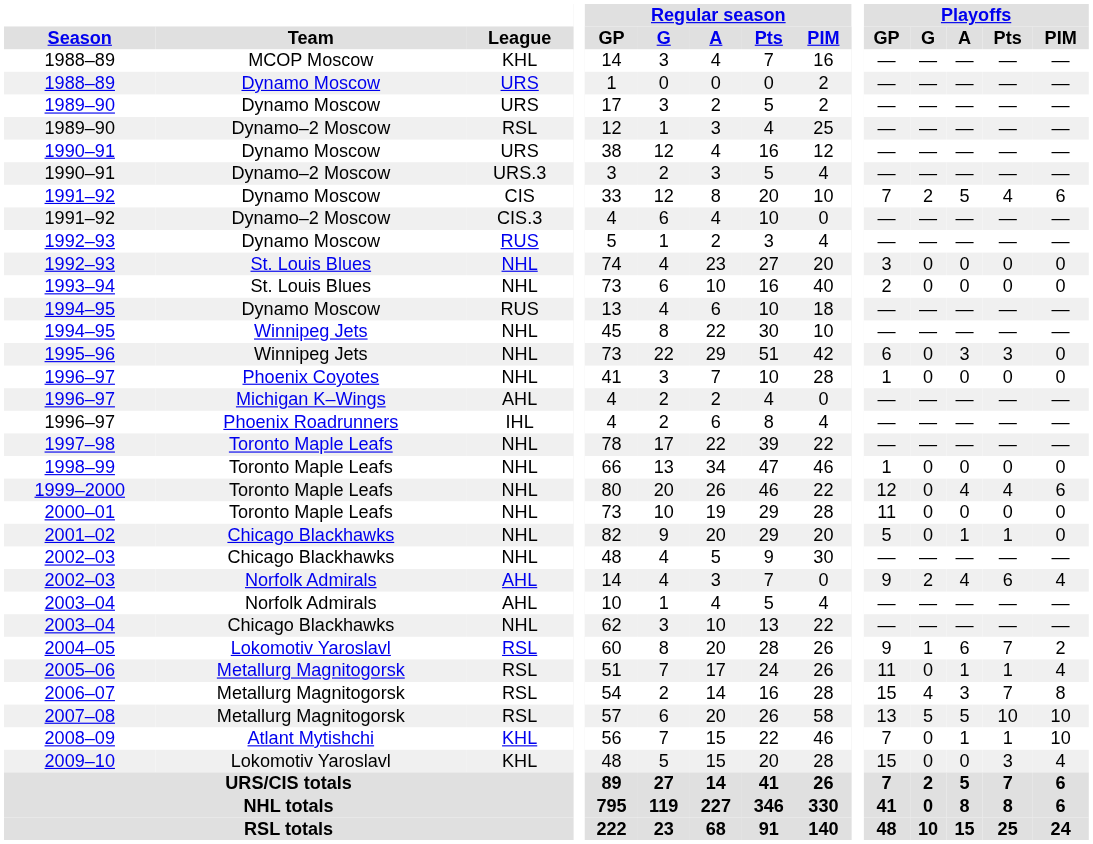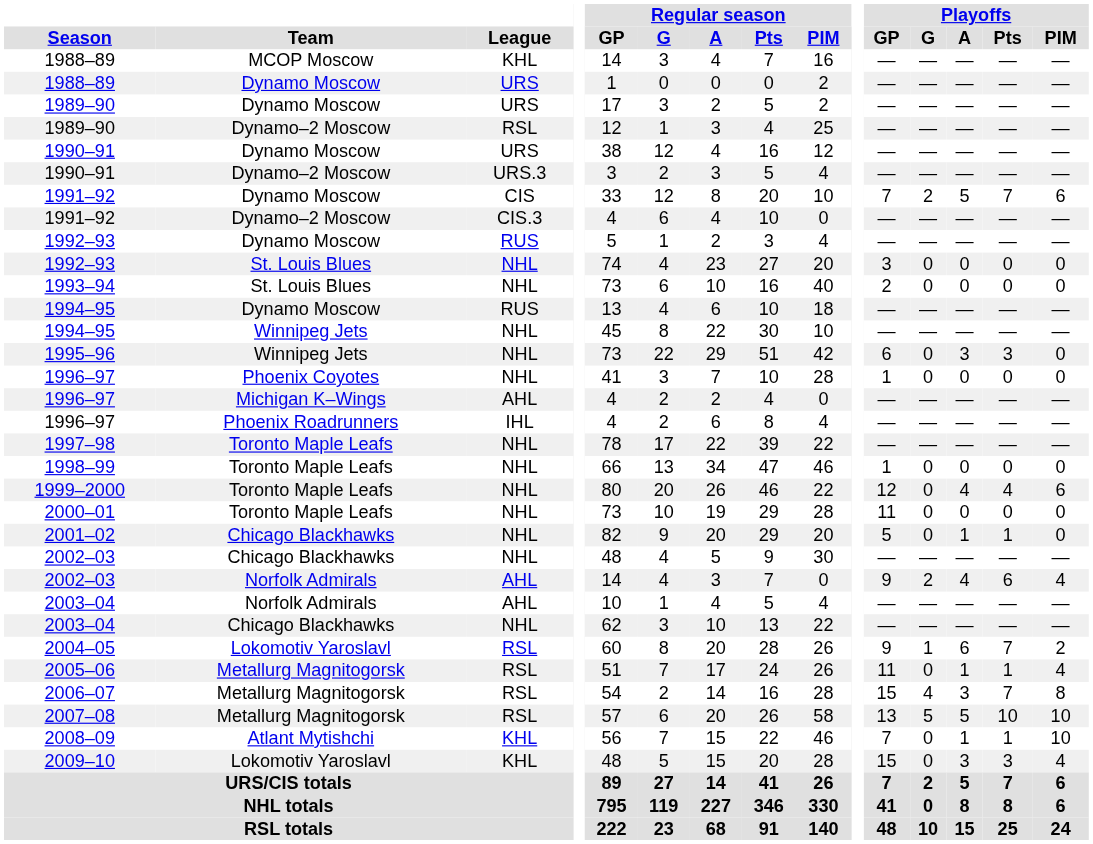(1008, 196) 4 -> (1008, 196) 7
(965, 761) 0 -> (965, 761) 3
